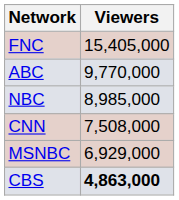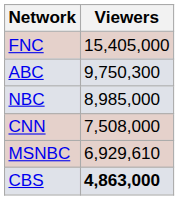(122, 72) 9,770,000 -> (122, 72) 9,750,300
(122, 153) 6,929,000 -> (122, 153) 6,929,610
